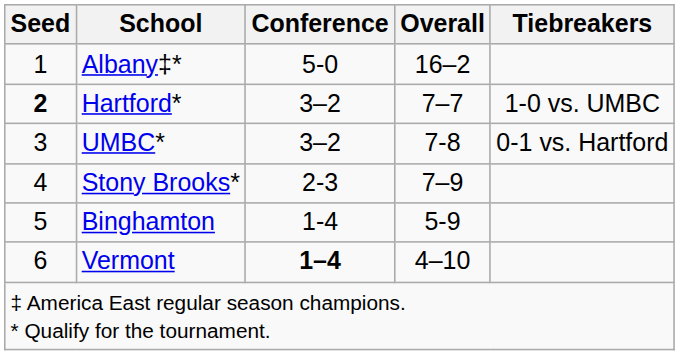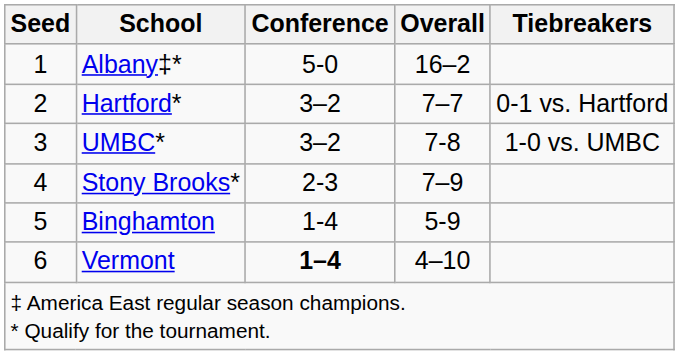(40, 103) bold -> (40, 103) normal
(582, 103) 1-0 vs. UMBC -> (582, 103) 0-1 vs. Hartford
(582, 143) 0-1 vs. Hartford -> (582, 143) 1-0 vs. UMBC
